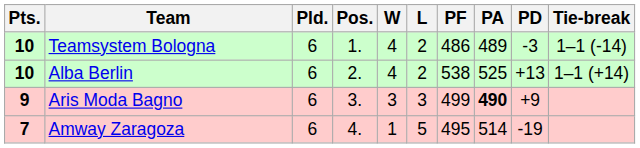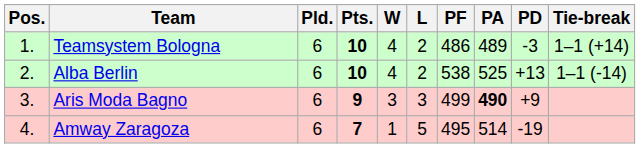columns swapped: (355, 18) <-> (25, 18)
(592, 45) 1–1 (-14) -> (592, 45) 1–1 (+14)
(592, 73) 1–1 (+14) -> (592, 73) 1–1 (-14)
